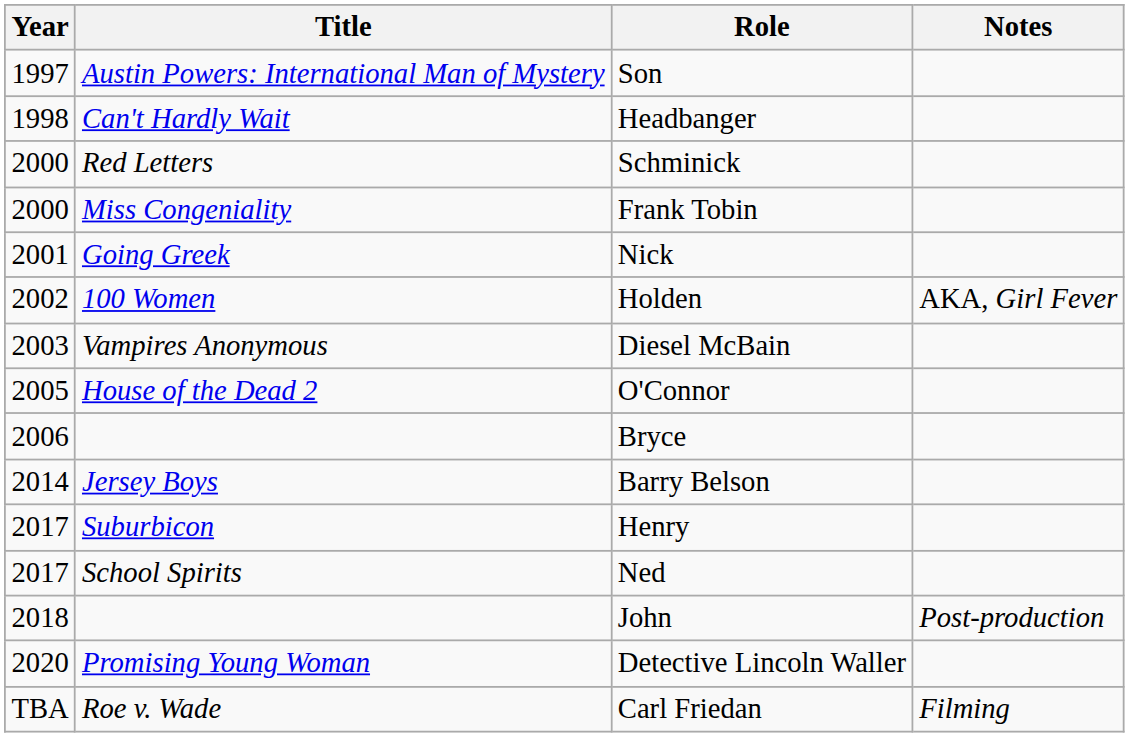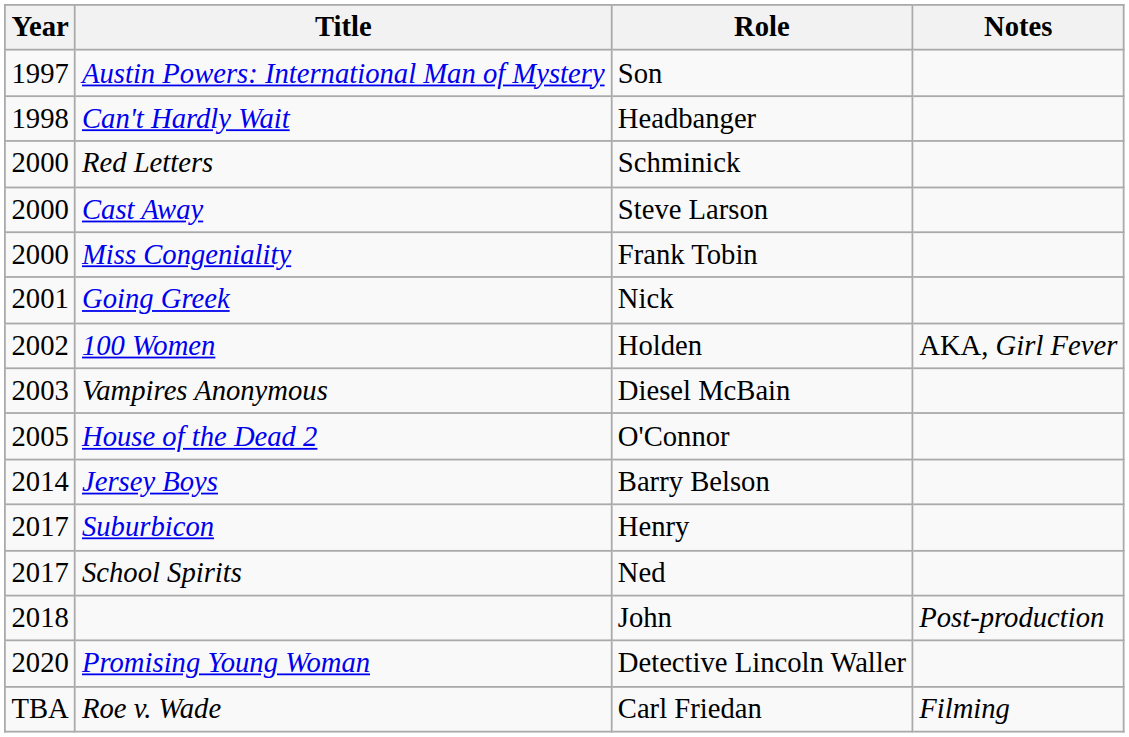+ row: (693, 208)
- row: (652, 436)
